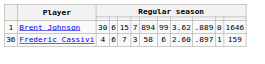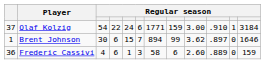+ row: (45, 27)
(204, 27) .889 -> (218, 40) .897
(124, 40) 7 -> (129, 53) 1
(204, 40) .897 -> (218, 53) .889
(219, 40) 1 -> (233, 53) 0
